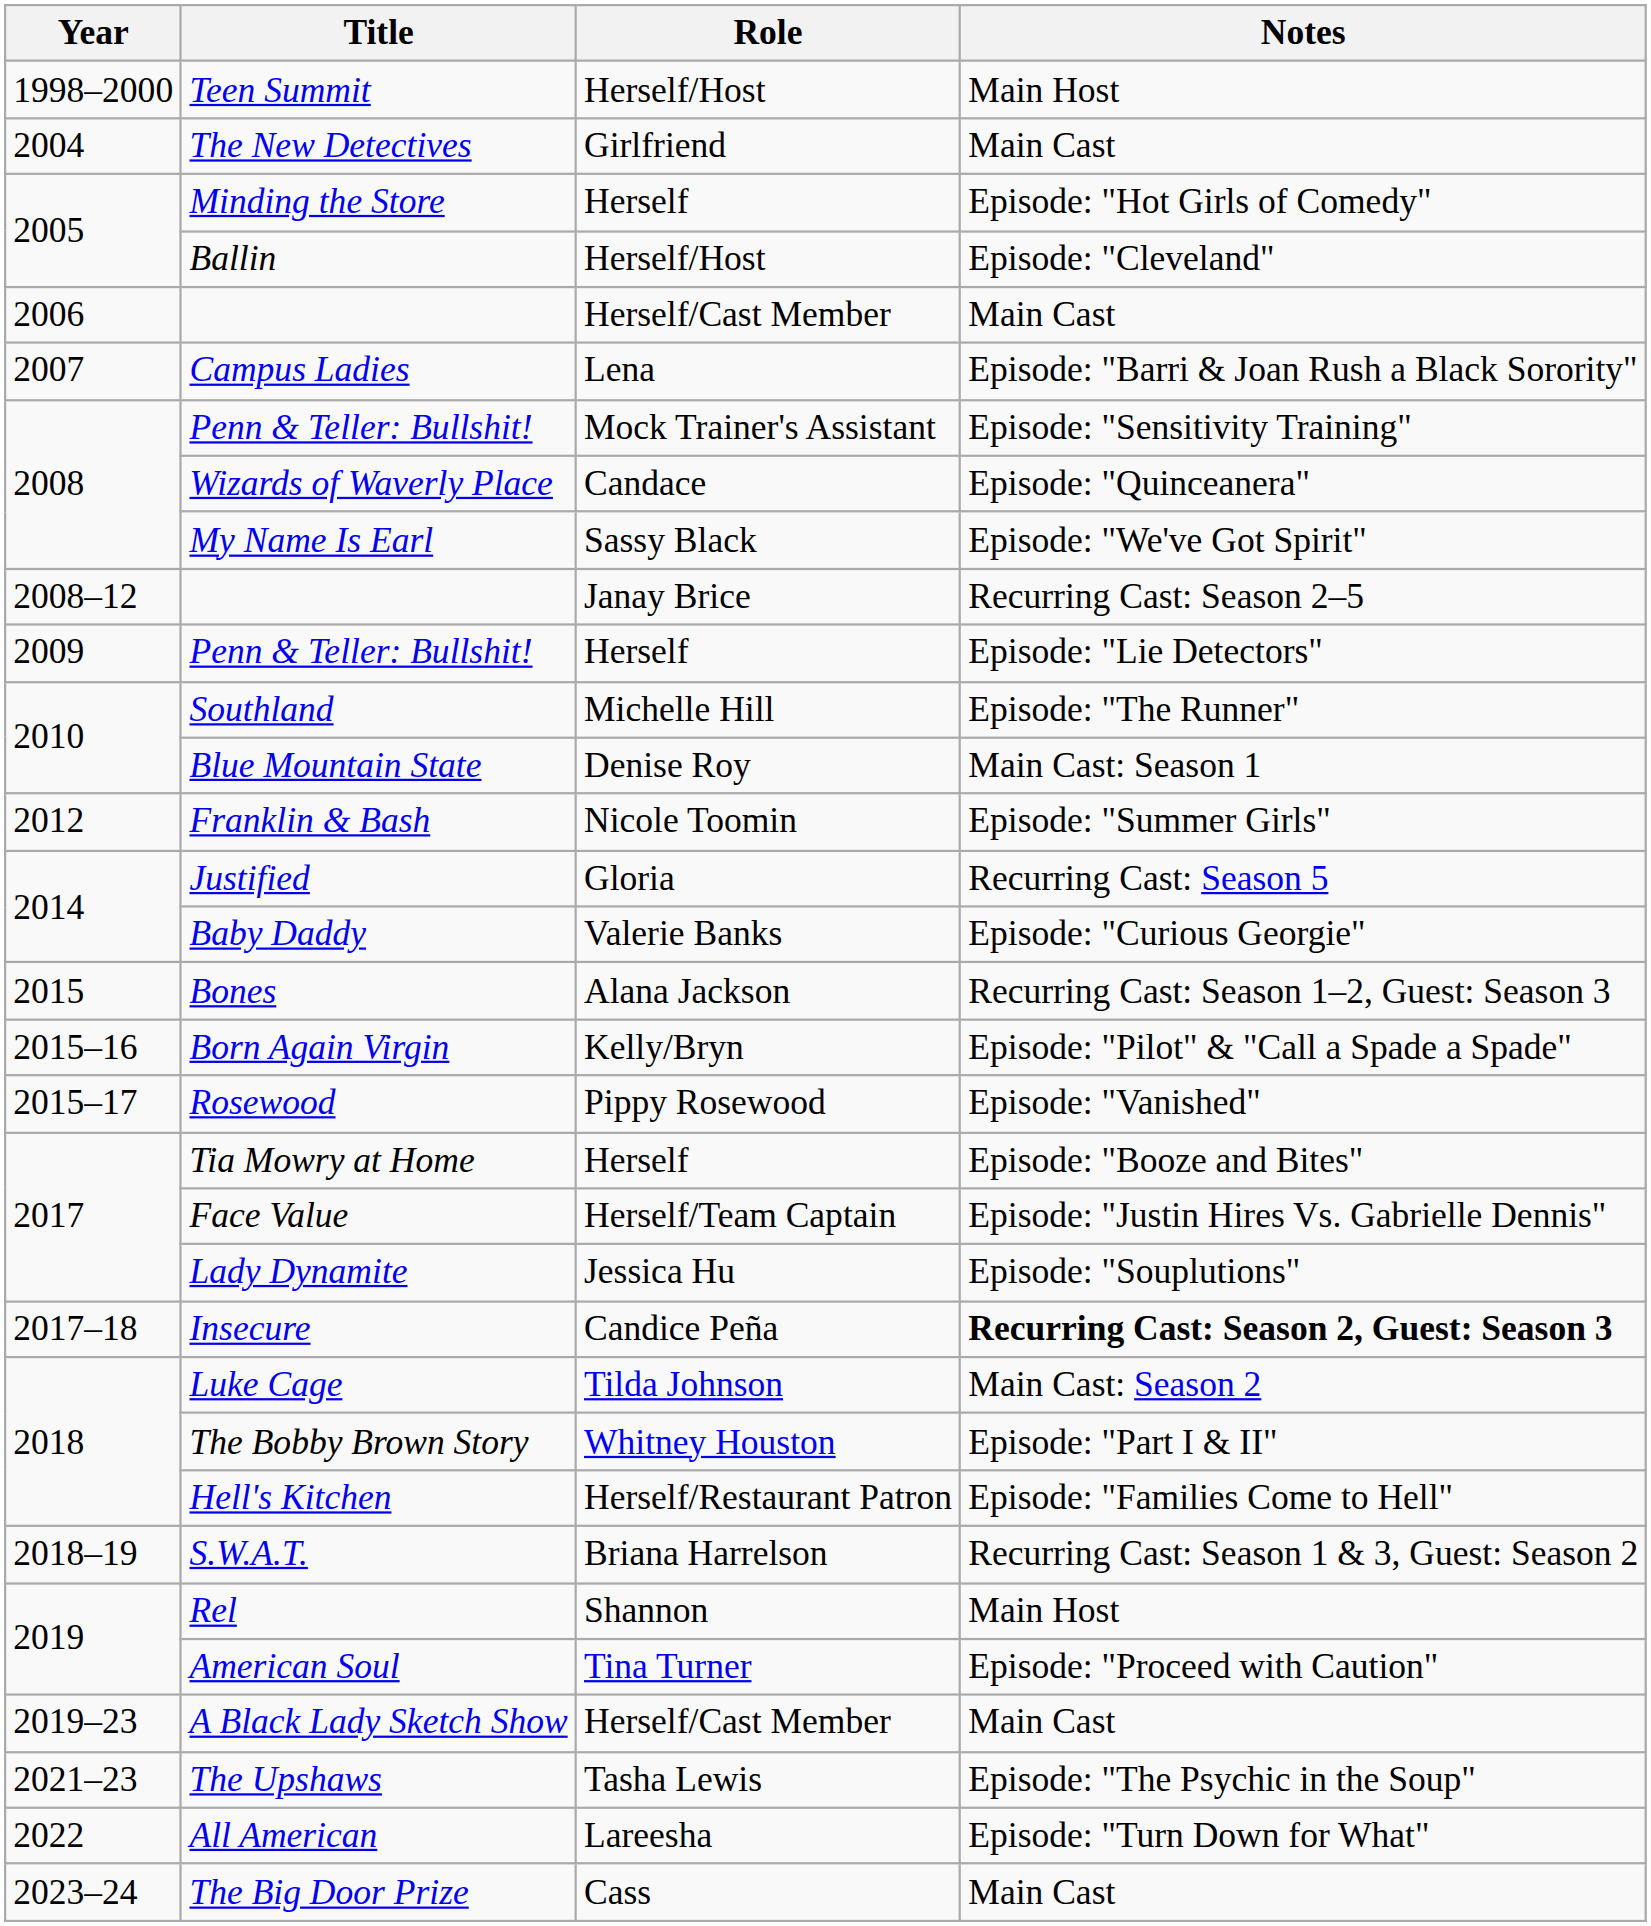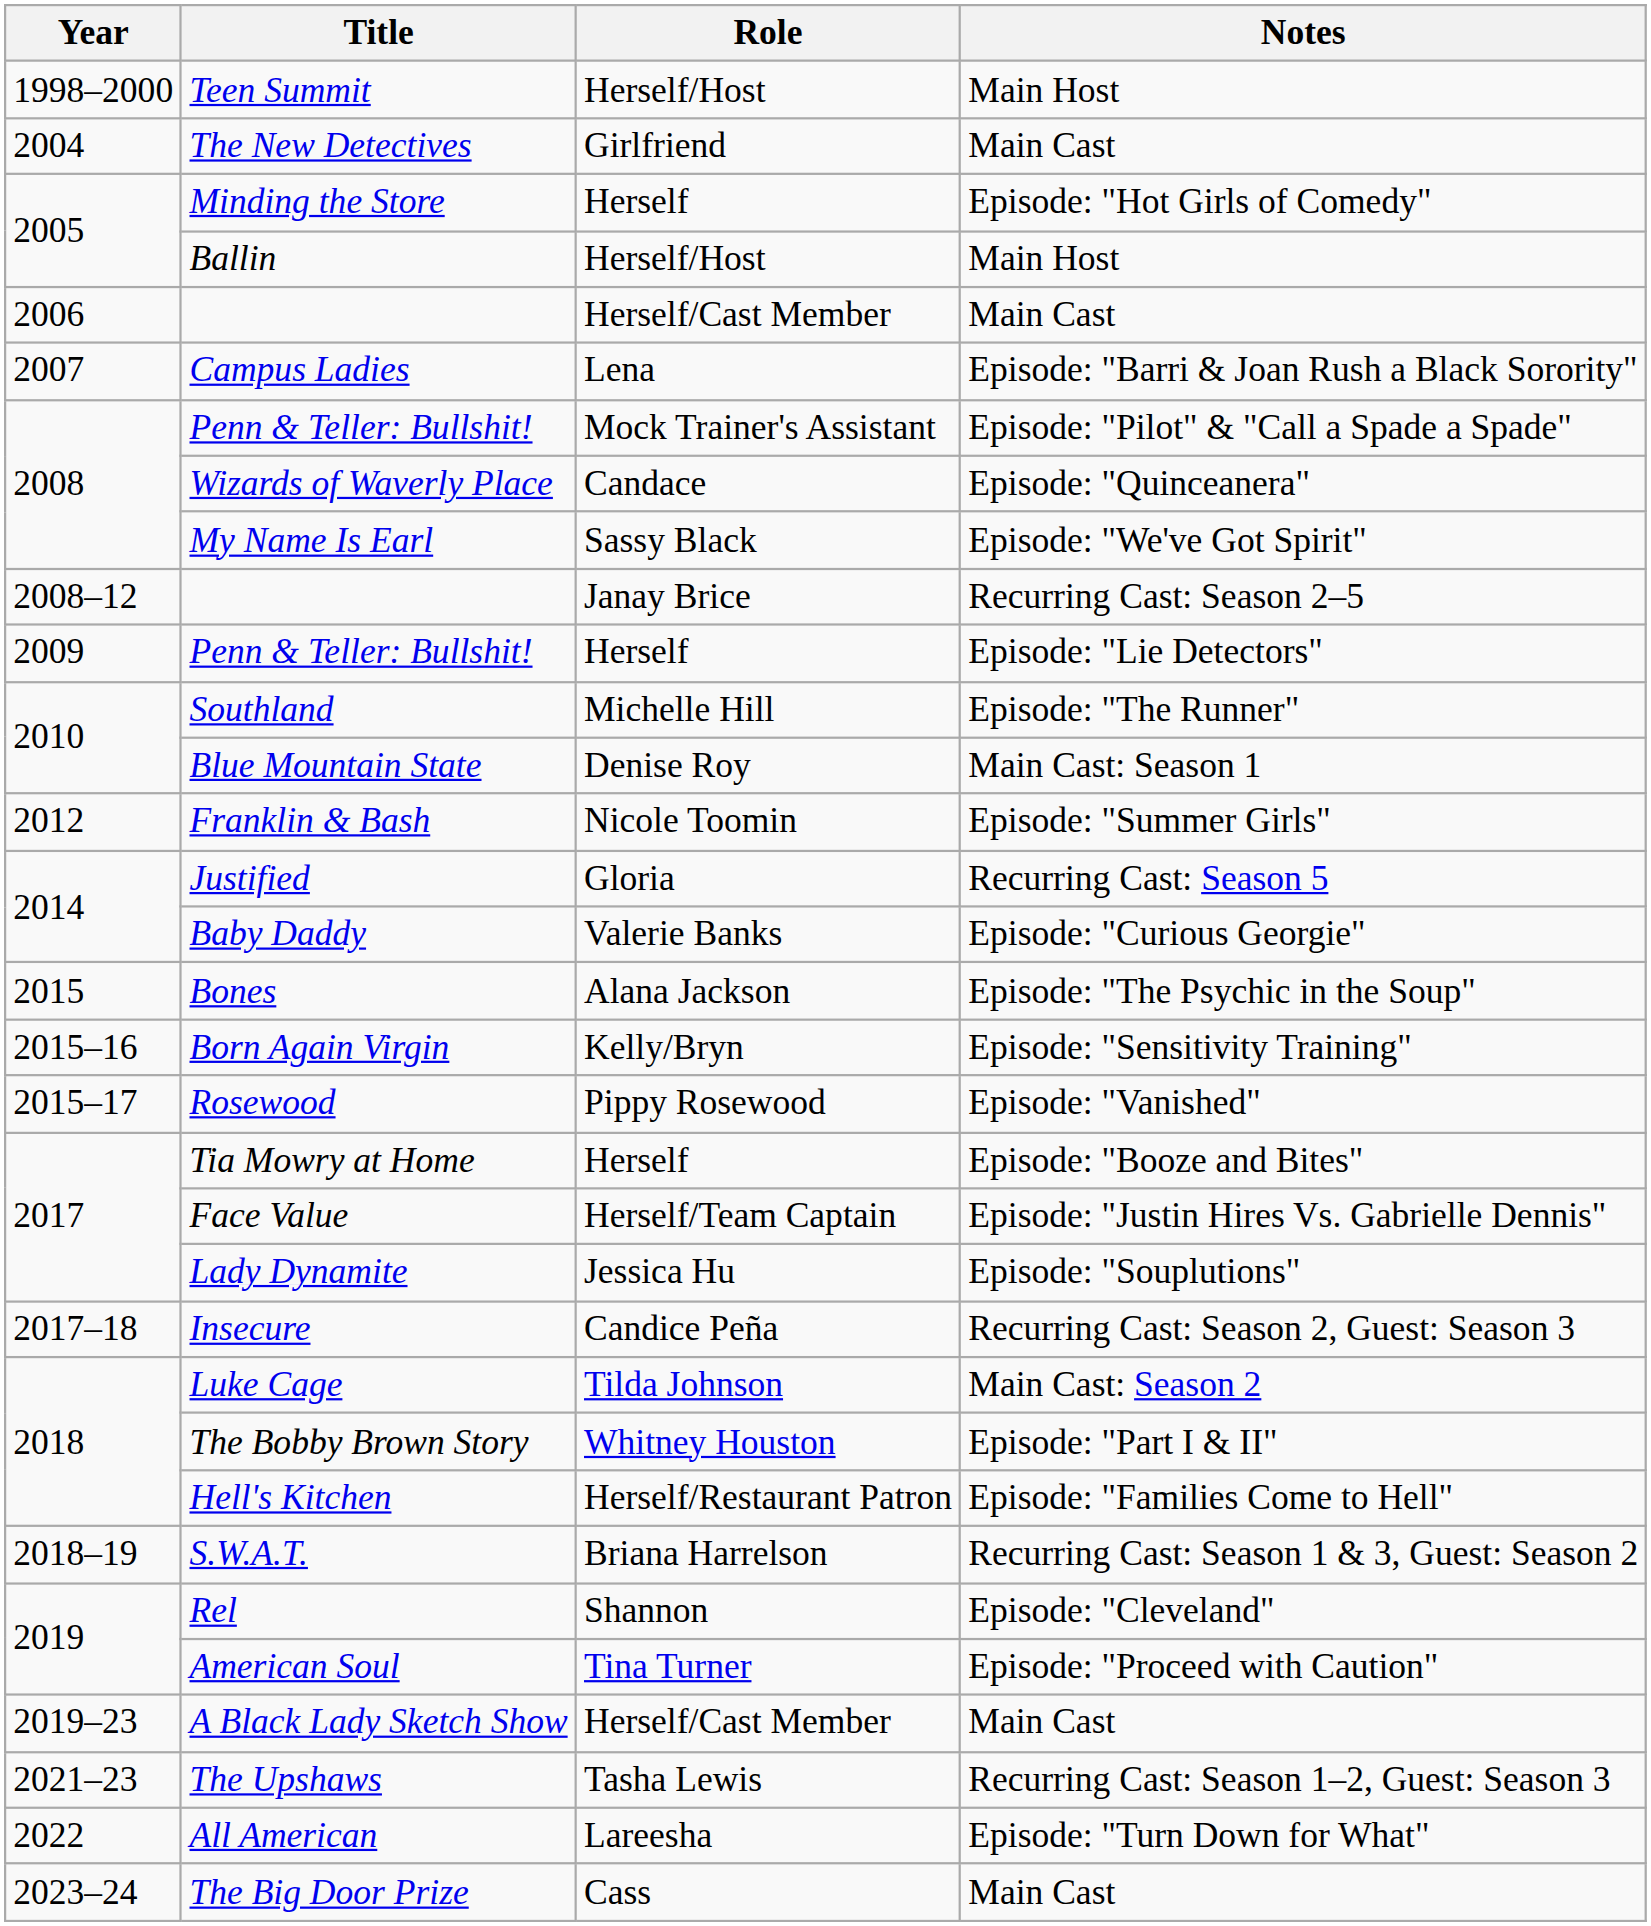(1121, 257) Episode: "Cleveland" -> (1044, 257) Main Host
(1190, 426) Episode: "Sensitivity Training" -> (1270, 426) Episode: "Pilot" & "Call a Spade a Spade"
(1289, 990) Recurring Cast: Season 1–2, Guest: Season 3 -> (1222, 990) Episode: "The Psychic in the Soup"
(1270, 1046) Episode: "Pilot" & "Call a Spade a Spade" -> (1190, 1046) Episode: "Sensitivity Training"
(1290, 1328) bold -> (1272, 1328) normal
(1044, 1609) Main Host -> (1121, 1609) Episode: "Cleveland"
(1222, 1778) Episode: "The Psychic in the Soup" -> (1289, 1778) Recurring Cast: Season 1–2, Guest: Season 3
